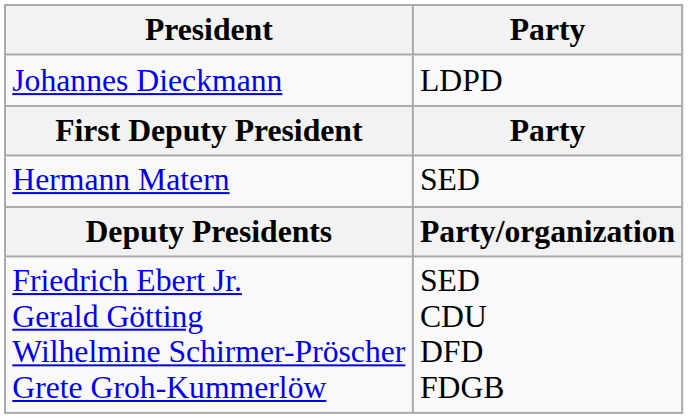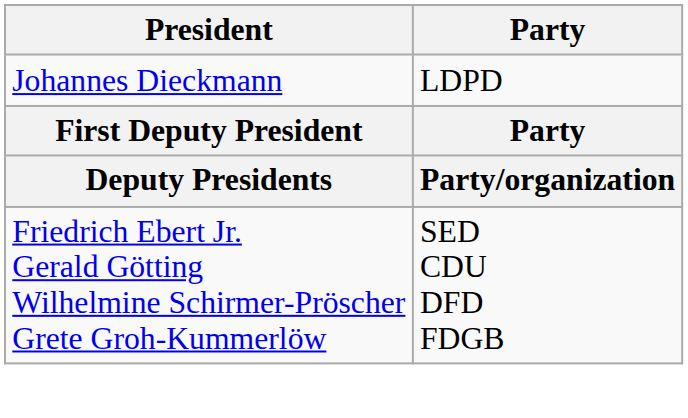- row: (121, 180)
